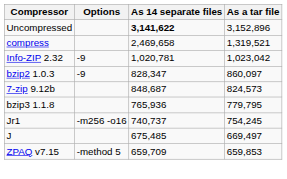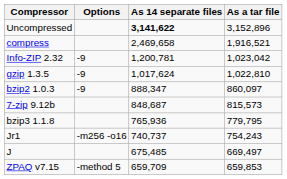(248, 43) 1,319,521 -> (248, 43) 1,916,521
(153, 58) 1,020,781 -> (153, 58) 1,200,781
+ row: (28, 74)
(149, 74) 828,347 -> (149, 89) 888,347
(244, 89) 824,573 -> (244, 105) 815,573
(244, 120) 754,245 -> (244, 136) 754,243
